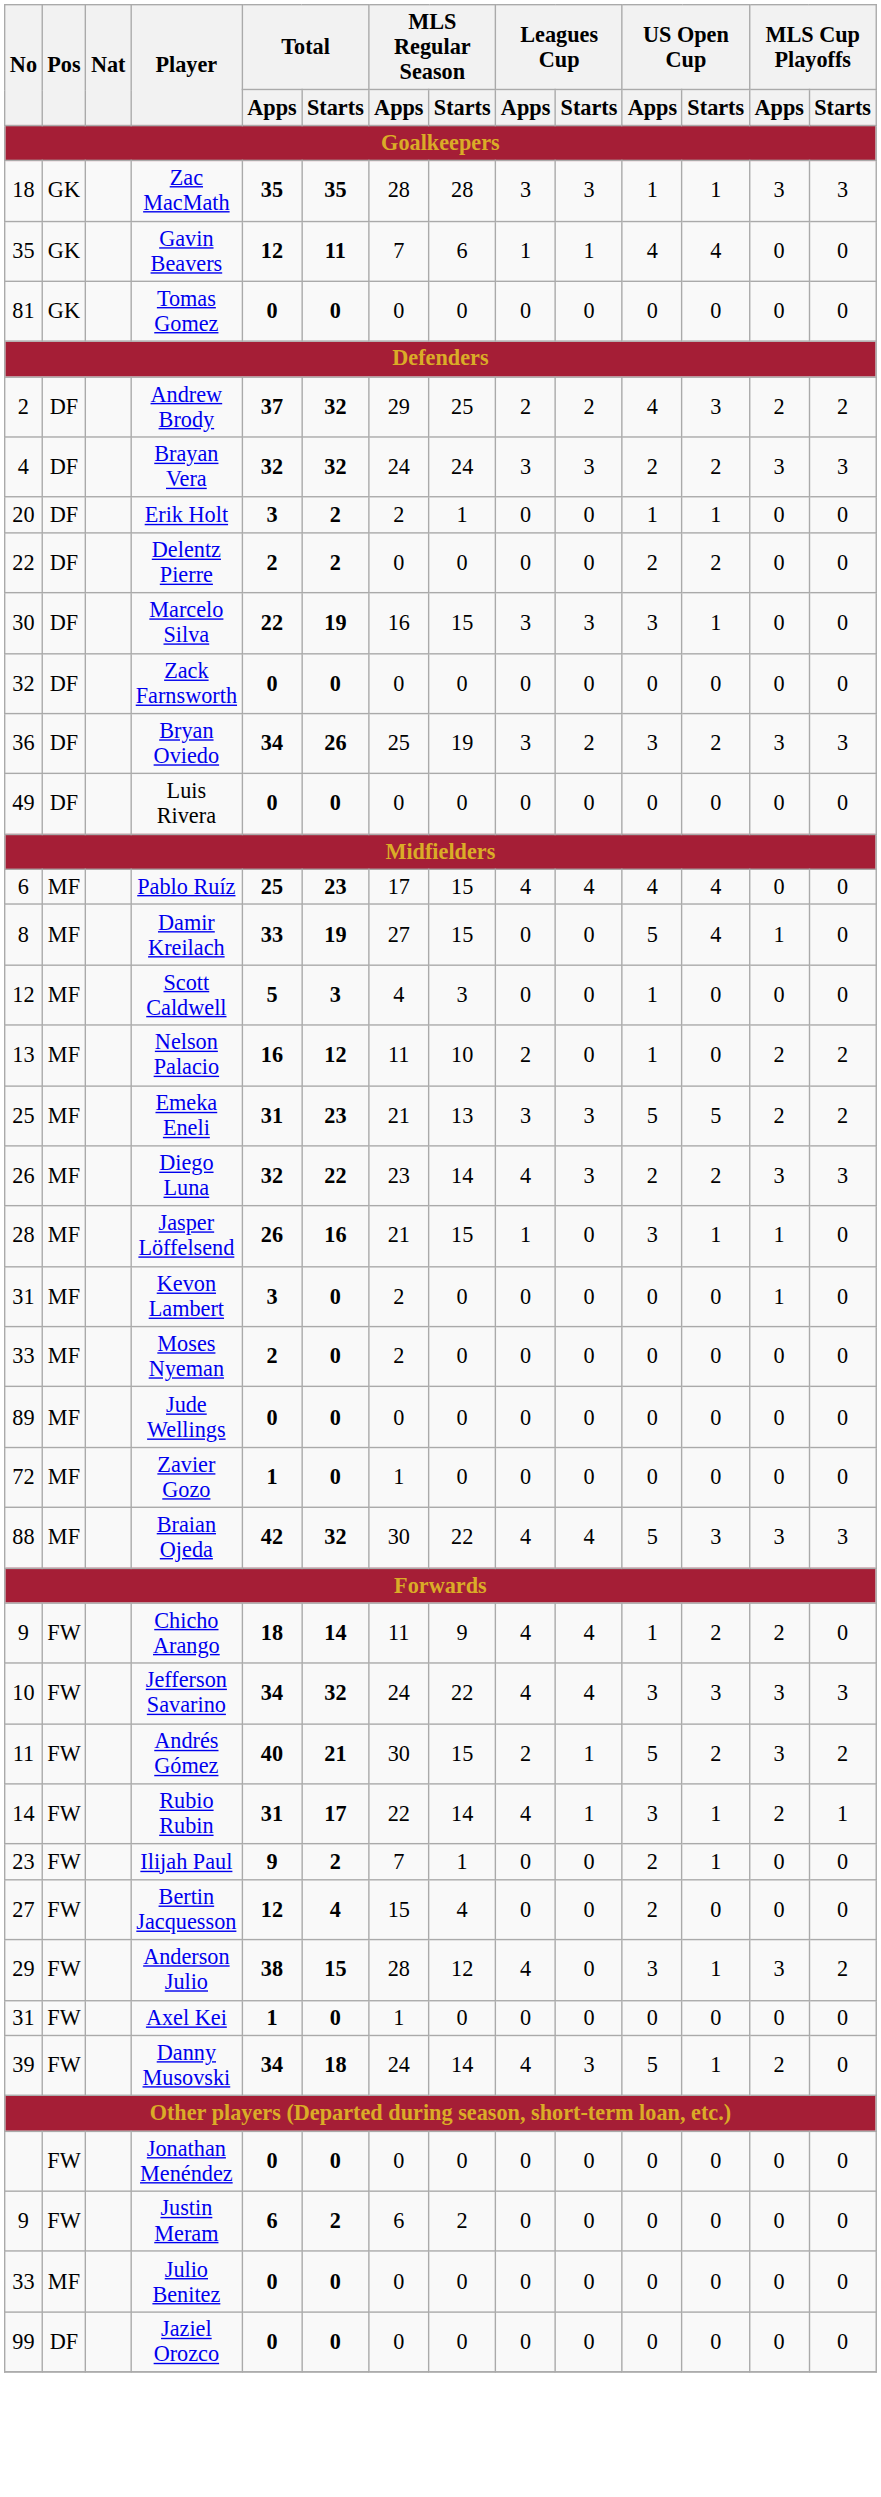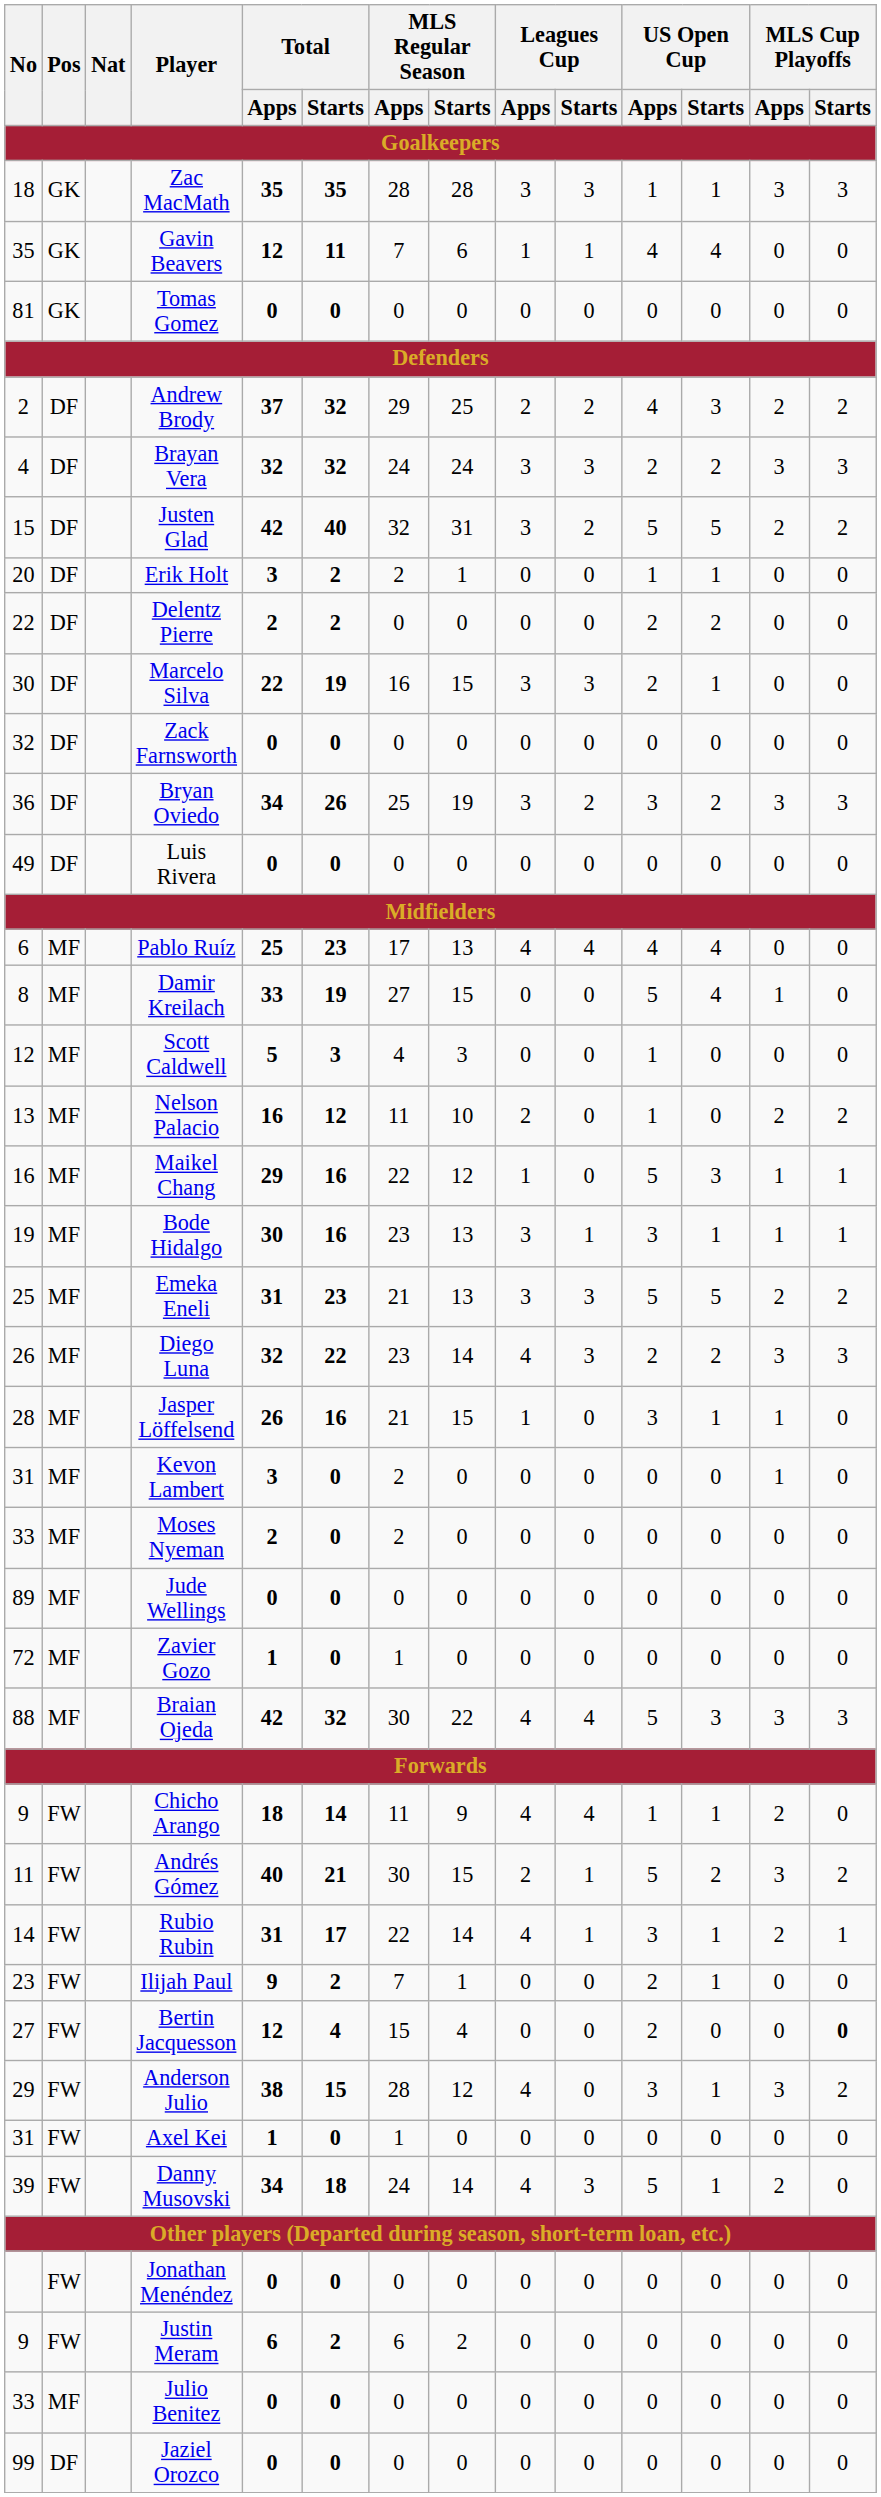+ row: (186, 527)
(652, 622) 3 -> (652, 683) 2
(462, 886) 15 -> (462, 947) 13
+ row: (186, 1175)
+ row: (186, 1235)
(716, 1632) 2 -> (716, 1813) 1
- row: (186, 1693)
(843, 1909) normal -> (843, 2029) bold
